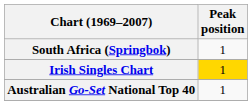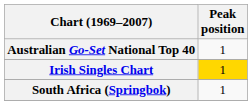rows swapped: (101, 89) <-> (101, 49)
